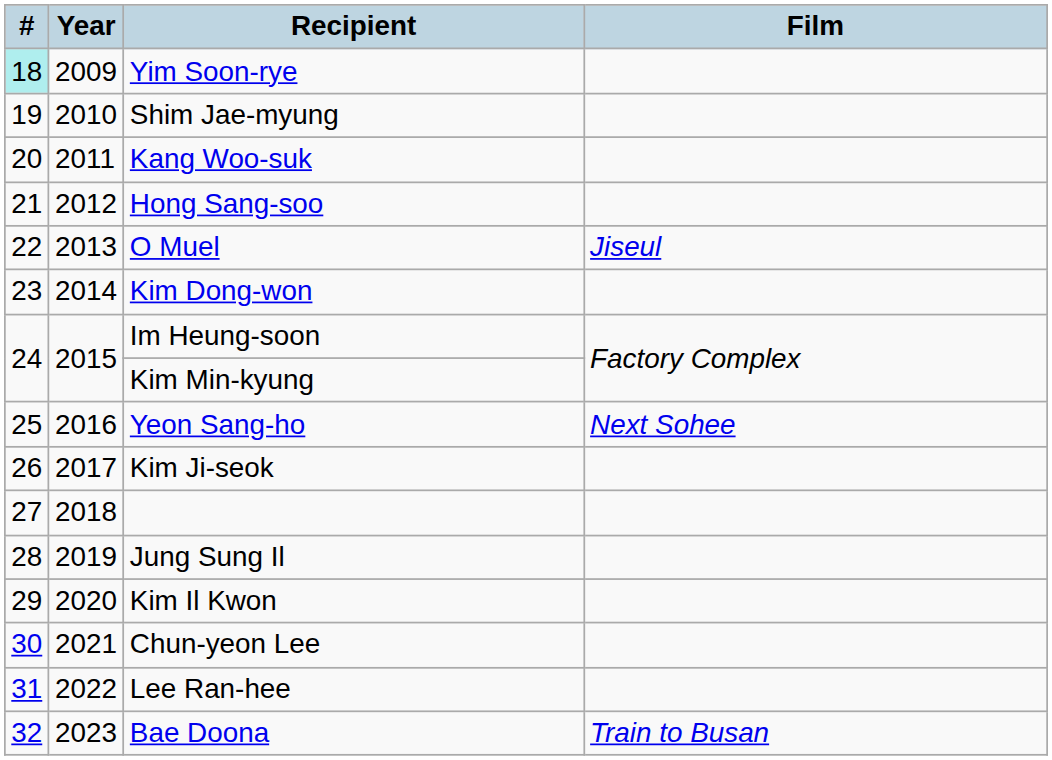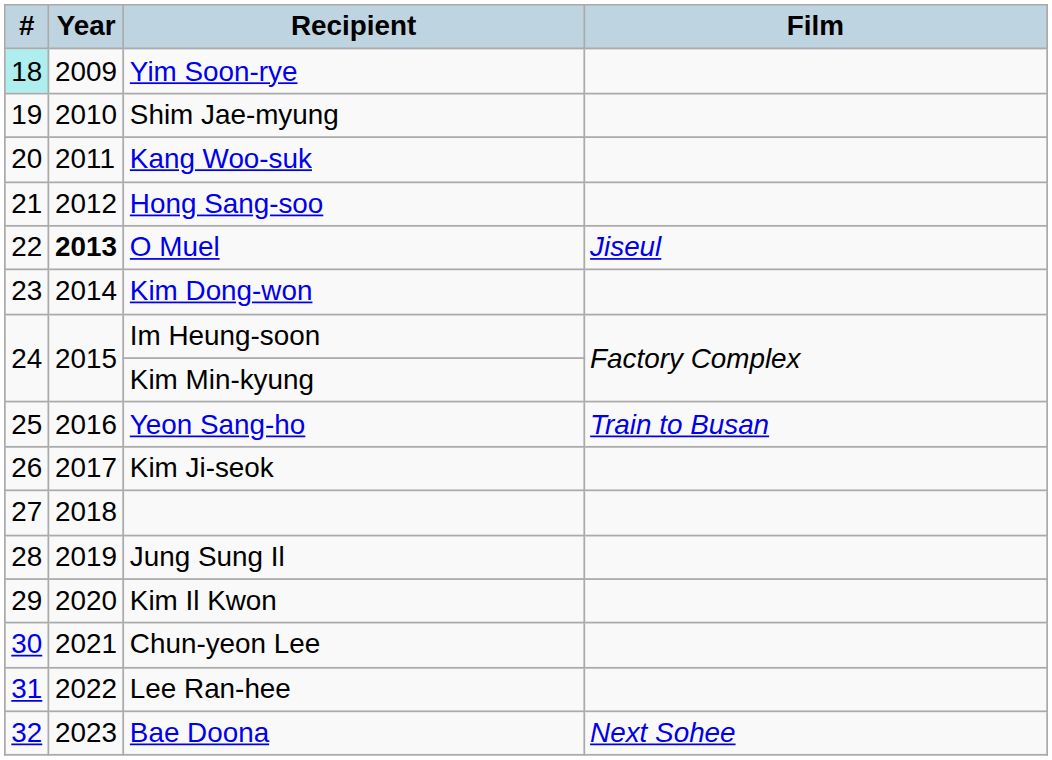(86, 247) normal -> (86, 247) bold
(663, 423) Next Sohee -> (680, 423) Train to Busan
(680, 733) Train to Busan -> (663, 733) Next Sohee
